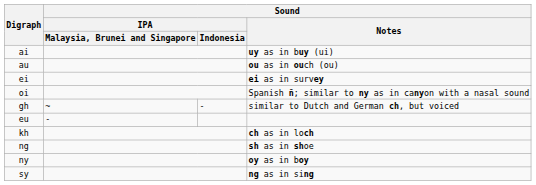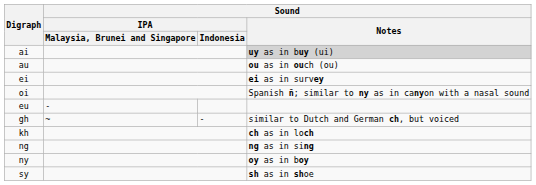(291, 52) no background -> (291, 52) lightgrey background
rows swapped: (24, 120) <-> (24, 106)
(281, 147) sh as in shoe -> (281, 147) ng as in sing
(281, 174) ng as in sing -> (281, 174) sh as in shoe
